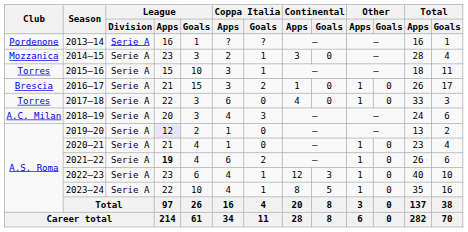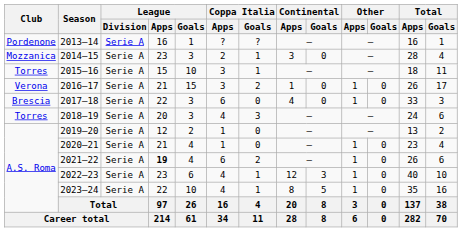(34, 86) Brescia -> (31, 86) Verona
(34, 101) Torres -> (31, 101) Brescia
(34, 116) A.C. Milan -> (31, 116) Torres
(167, 130) lavender background -> (162, 130) no background
